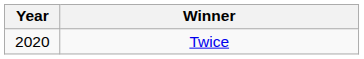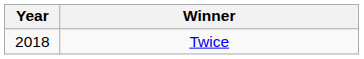(32, 41) 2020 -> (32, 41) 2018
